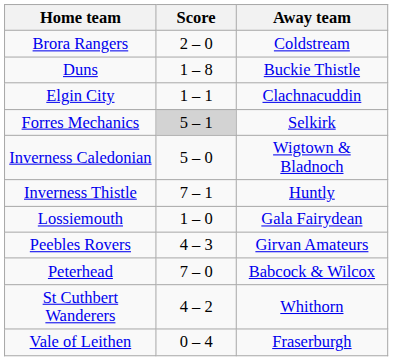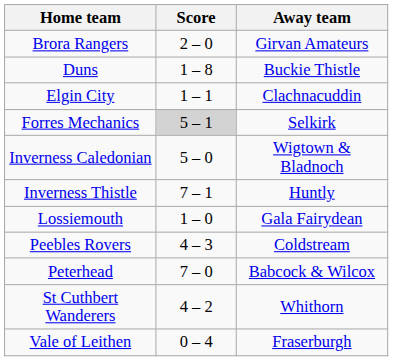(312, 43) Coldstream -> (312, 43) Girvan Amateurs
(312, 245) Girvan Amateurs -> (312, 245) Coldstream
